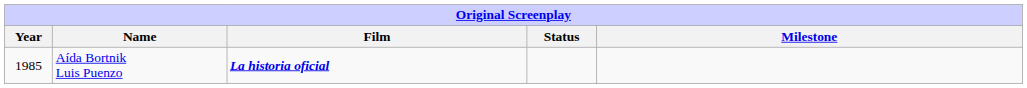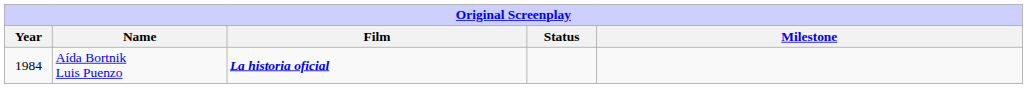(29, 65) 1985 -> (29, 65) 1984
